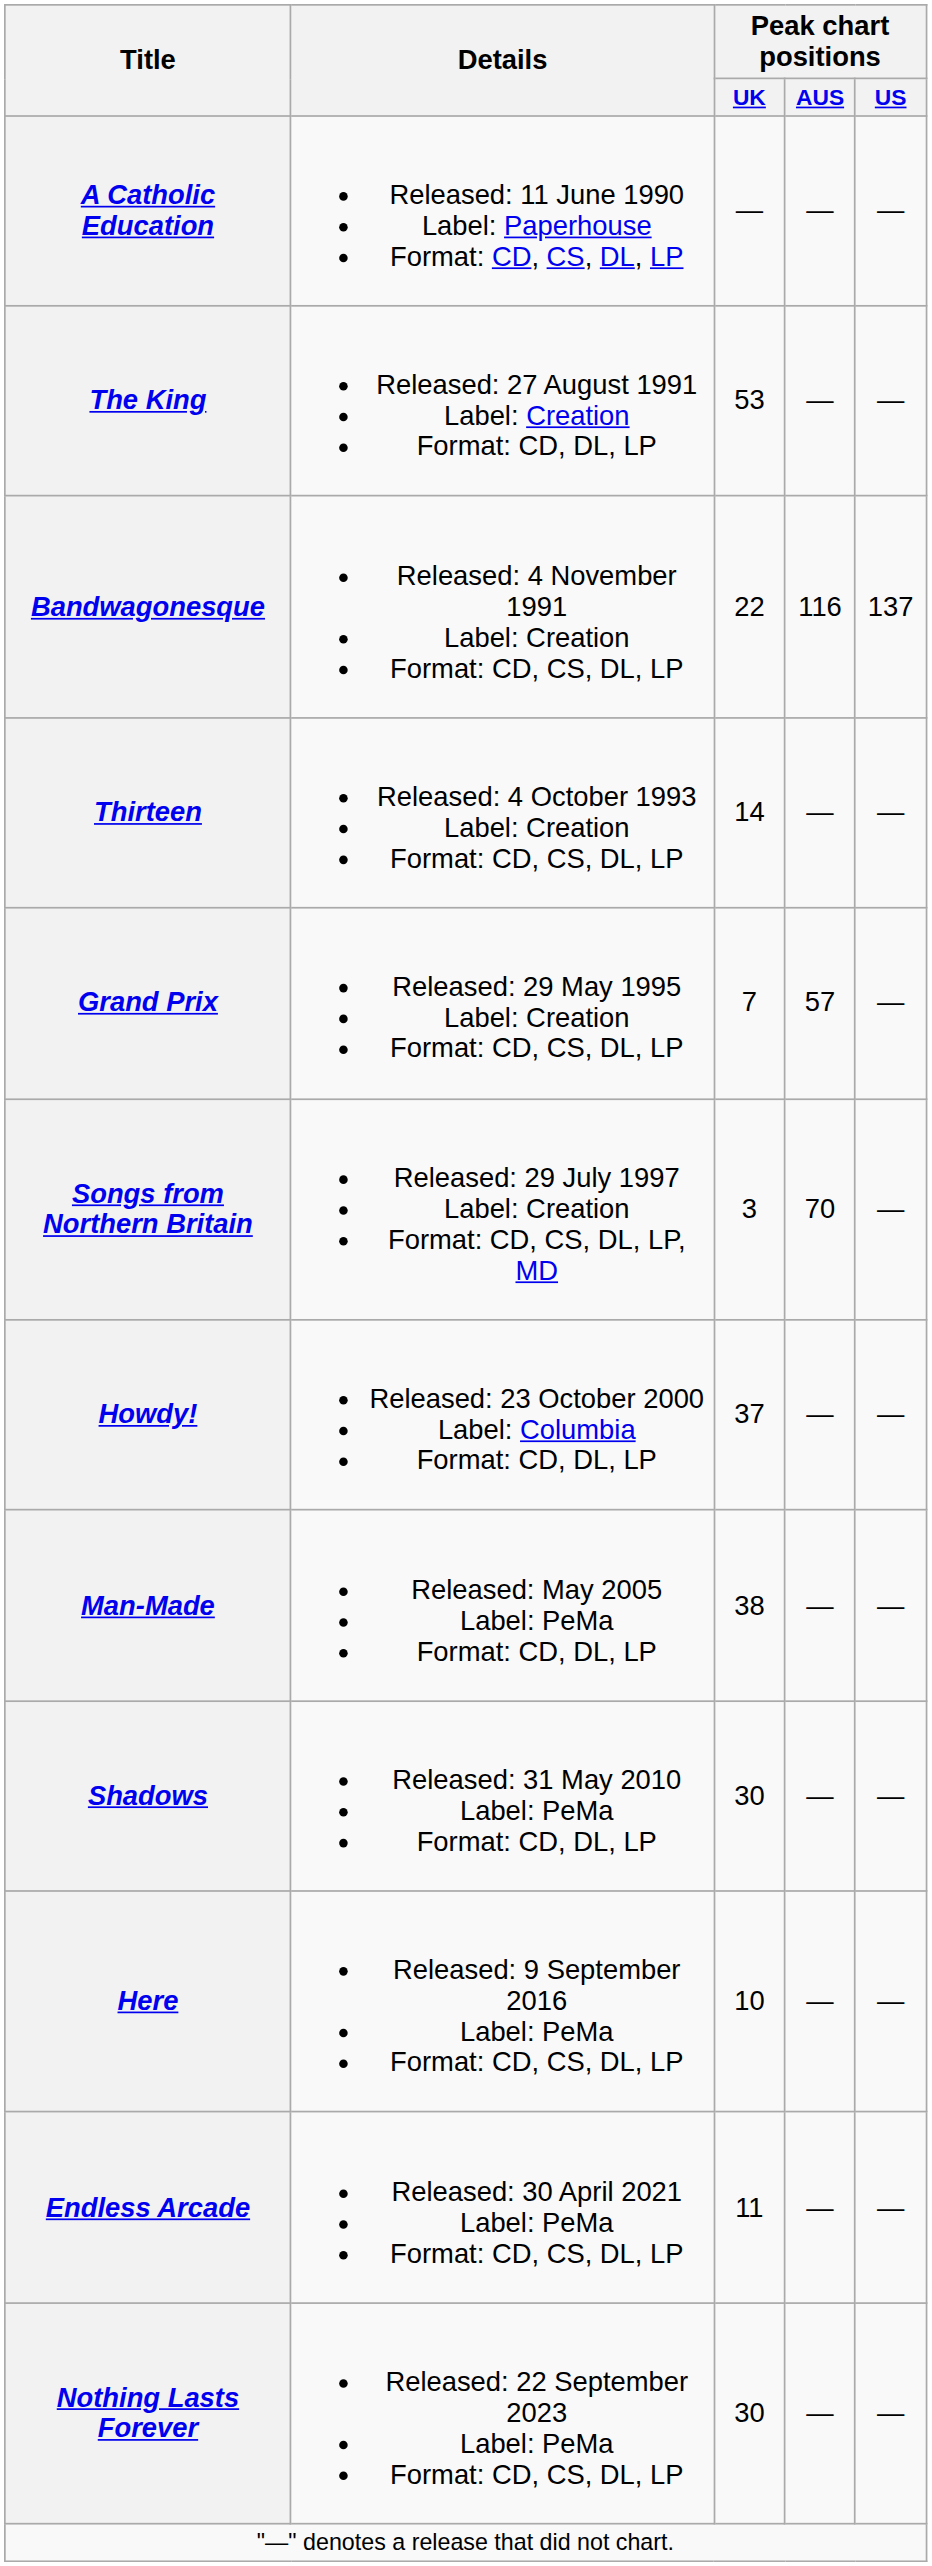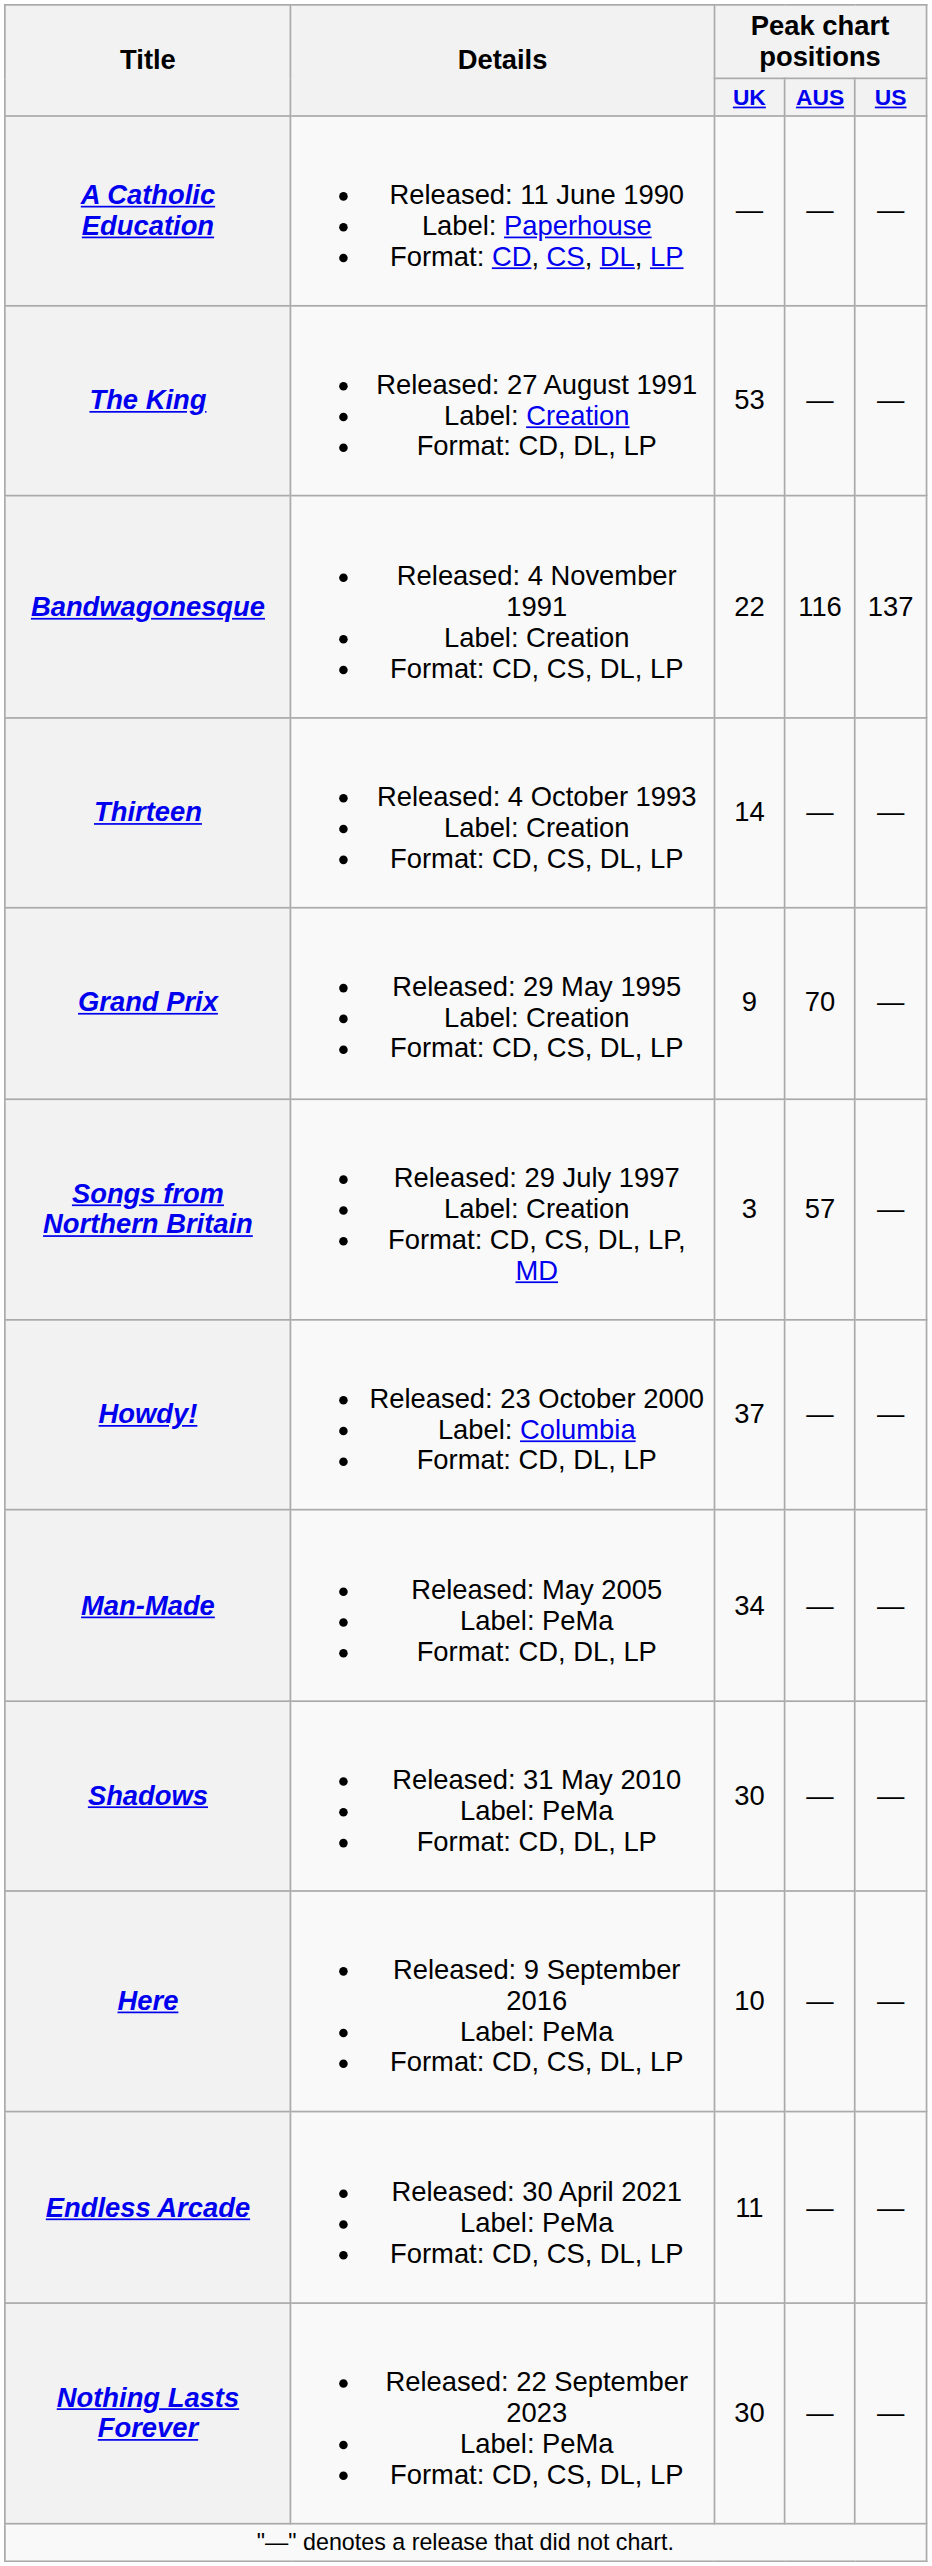(749, 1002) 7 -> (749, 1002) 9
(820, 1002) 57 -> (820, 1002) 70
(820, 1208) 70 -> (820, 1208) 57
(749, 1605) 38 -> (749, 1605) 34
